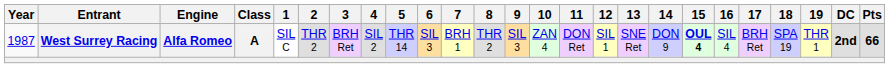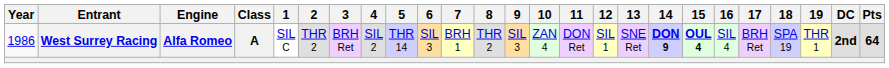(21, 40) 1987 -> (21, 40) 1986
(666, 40) normal -> (666, 40) bold
(872, 40) 66 -> (872, 40) 64
